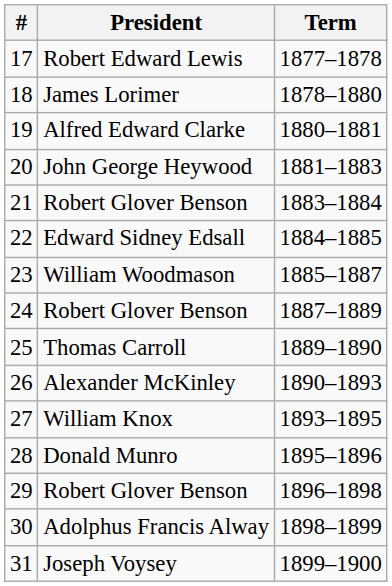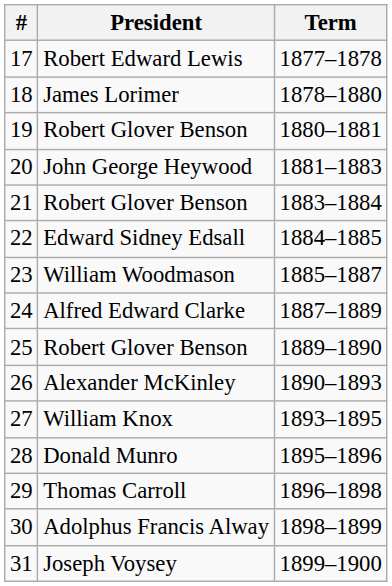(144, 130) Alfred Edward Clarke -> (145, 130) Robert Glover Benson
(145, 310) Robert Glover Benson -> (144, 310) Alfred Edward Clarke
(115, 346) Thomas Carroll -> (145, 346) Robert Glover Benson
(145, 490) Robert Glover Benson -> (115, 490) Thomas Carroll
